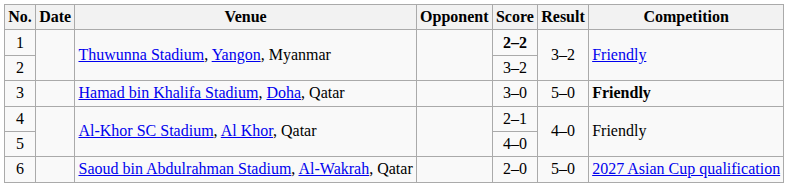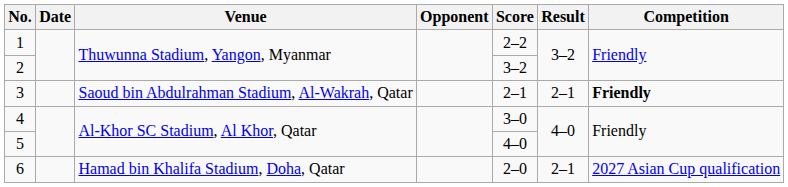(515, 42) bold -> (515, 42) normal
(212, 93) Hamad bin Khalifa Stadium, Doha, Qatar -> (246, 93) Saoud bin Abdulrahman Stadium, Al-Wakrah, Qatar
(515, 93) 3–0 -> (515, 93) 2–1
(563, 93) 5–0 -> (563, 93) 2–1
(515, 118) 2–1 -> (515, 118) 3–0
(246, 169) Saoud bin Abdulrahman Stadium, Al-Wakrah, Qatar -> (212, 169) Hamad bin Khalifa Stadium, Doha, Qatar
(563, 169) 5–0 -> (563, 169) 2–1
